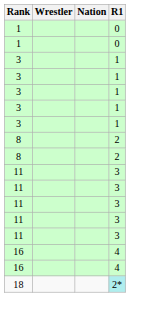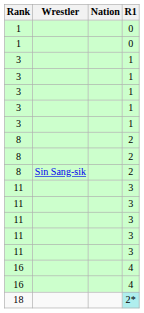+ row: (18, 172)
